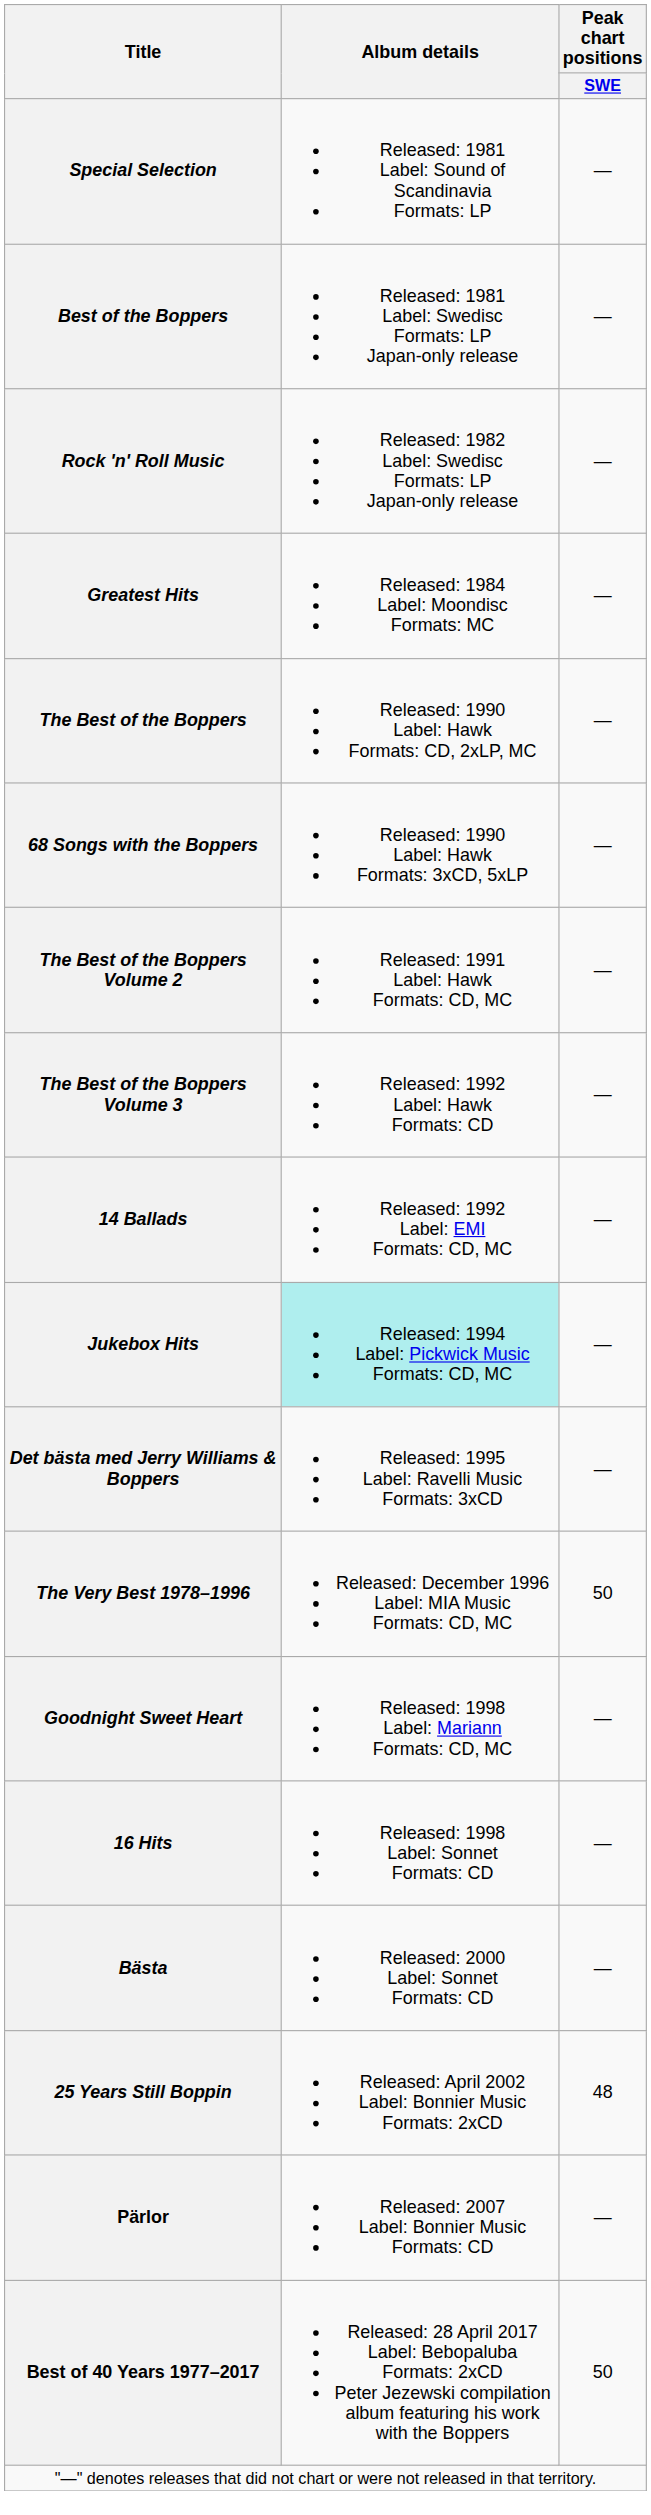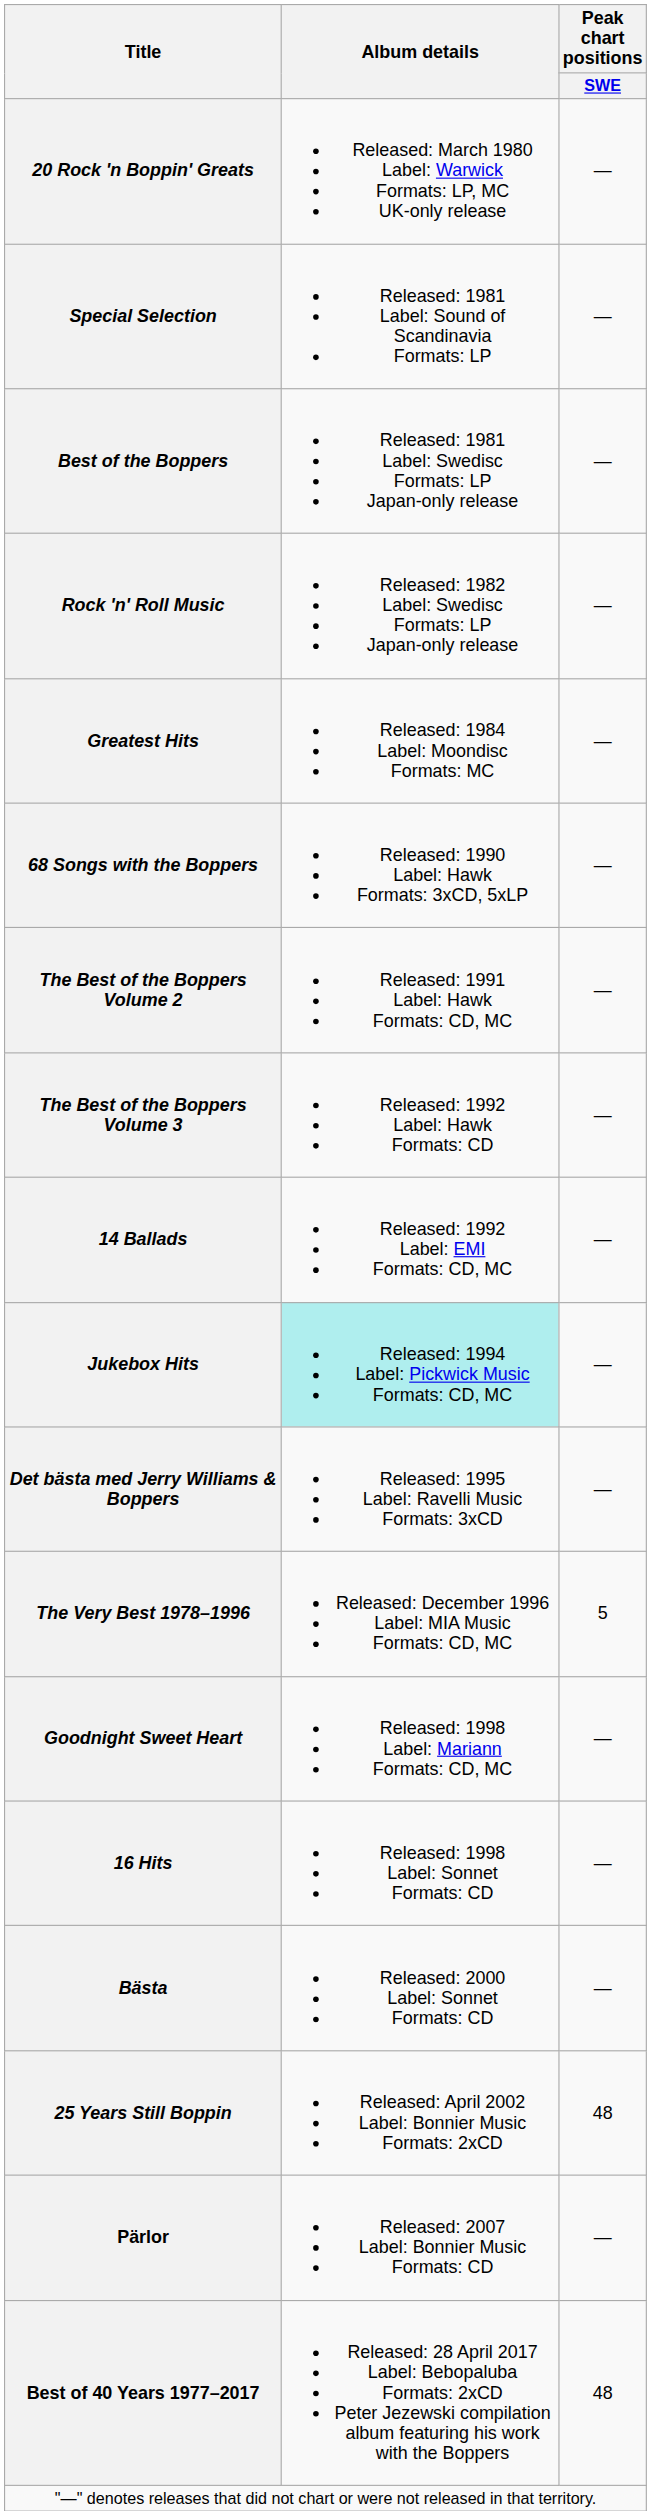+ row: (143, 171)
- row: (143, 720)
(603, 1593) 50 -> (603, 1613) 5
(603, 2372) 50 -> (603, 2392) 48
